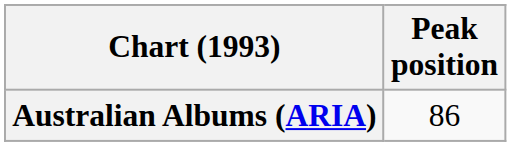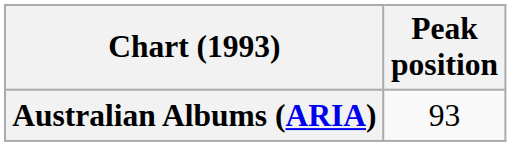(445, 114) 86 -> (445, 114) 93
